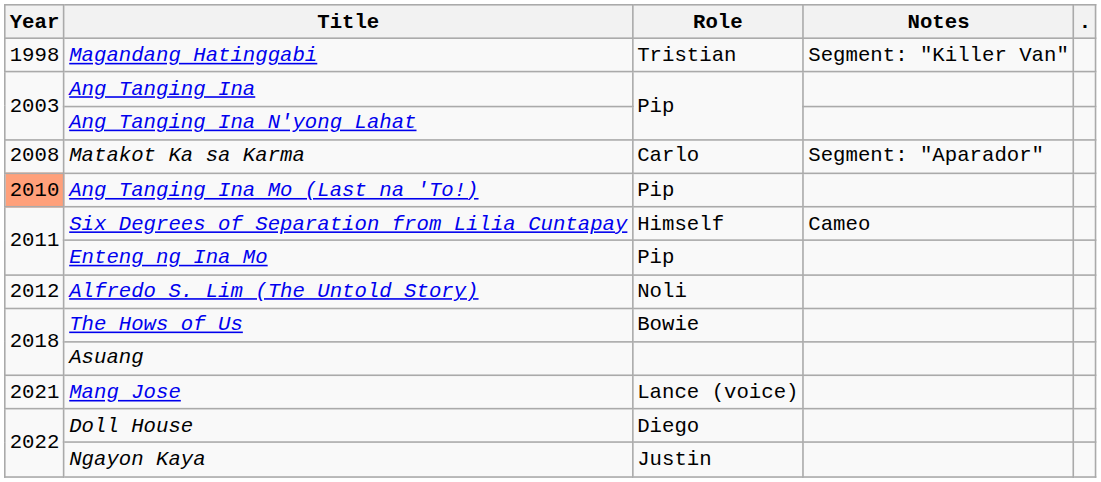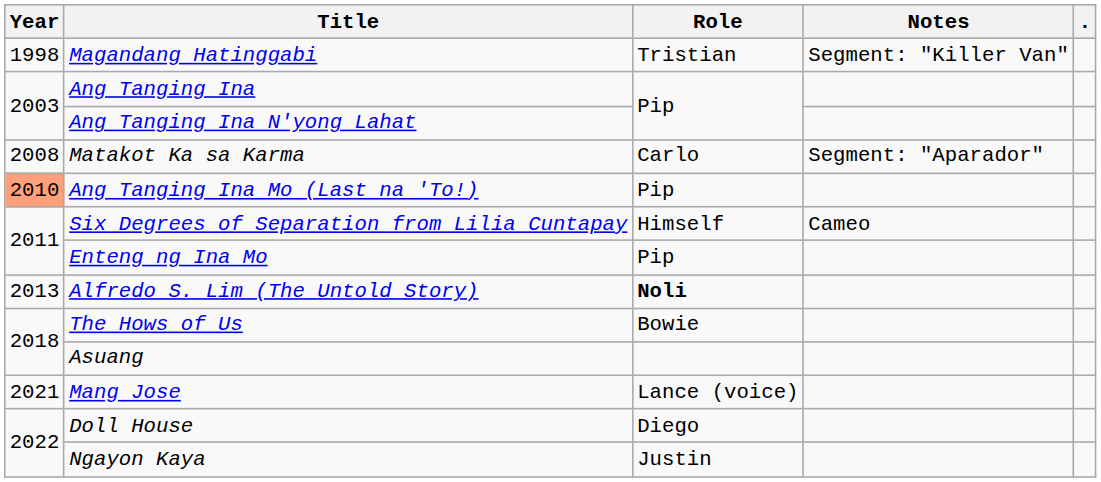(35, 291) 2012 -> (35, 291) 2013
(662, 291) normal -> (662, 291) bold
